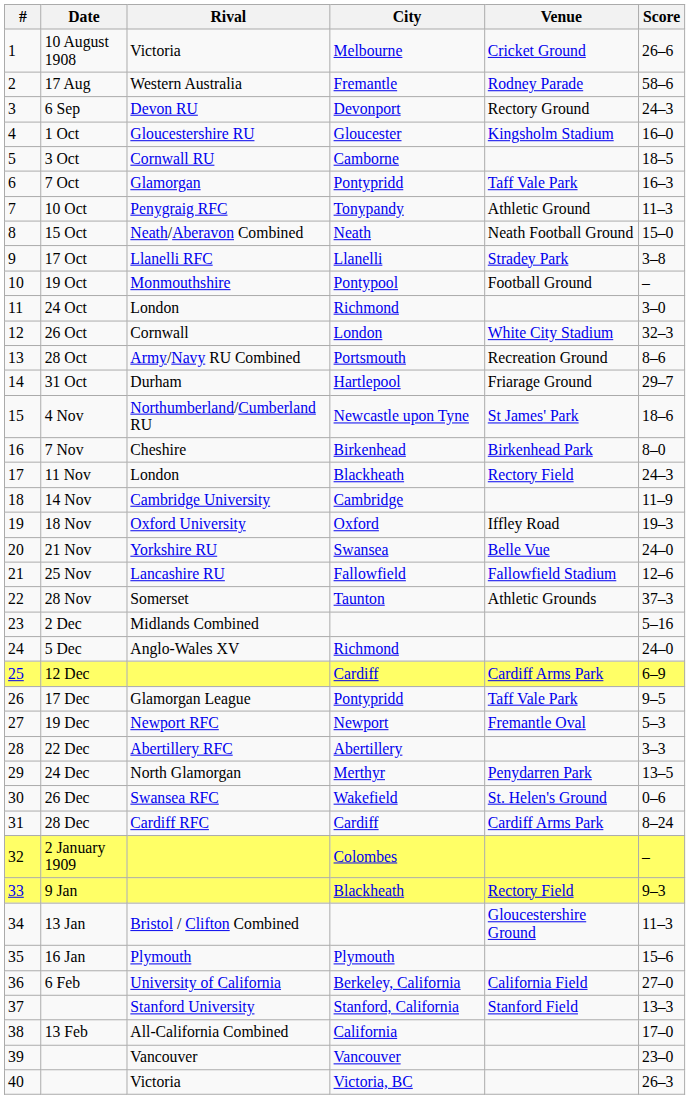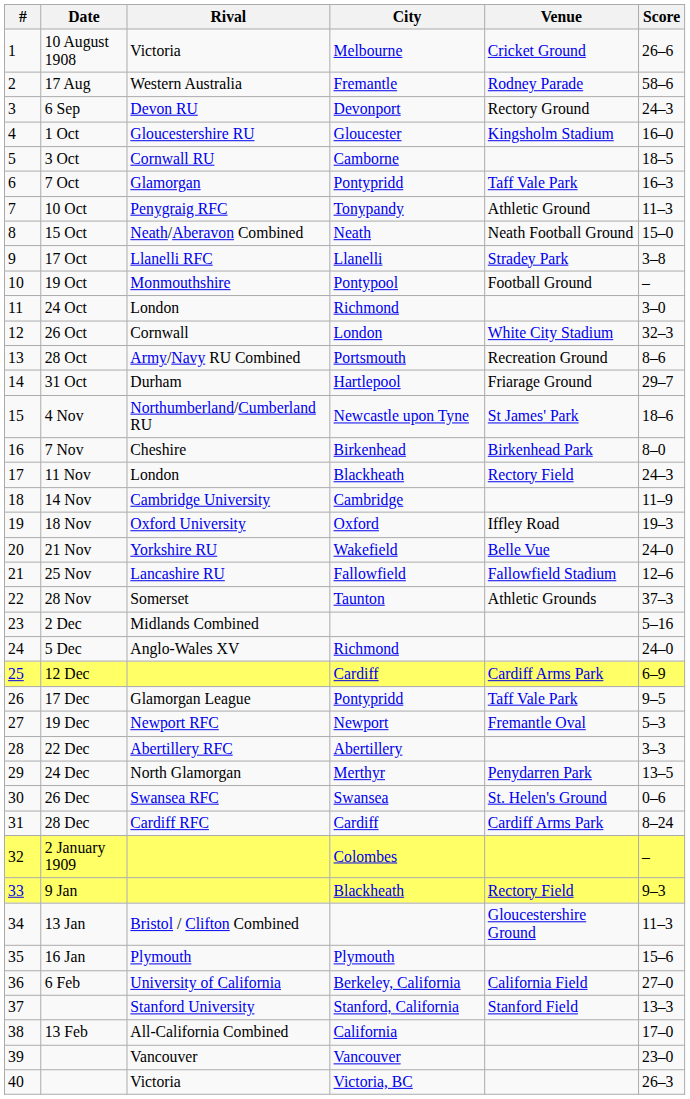(361, 549) Swansea -> (366, 549) Wakefield
(366, 798) Wakefield -> (361, 798) Swansea
